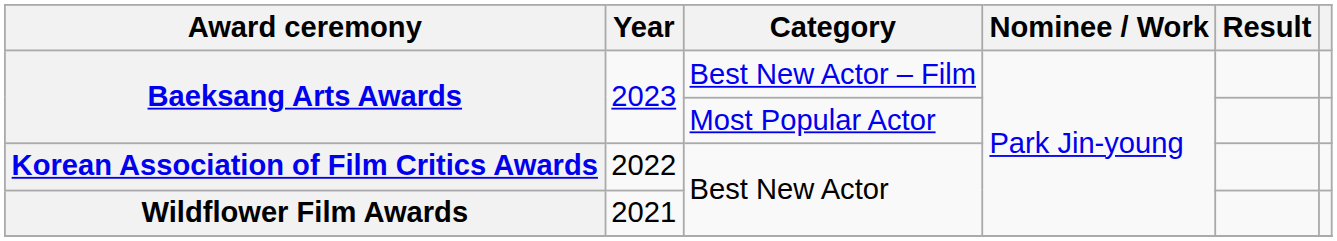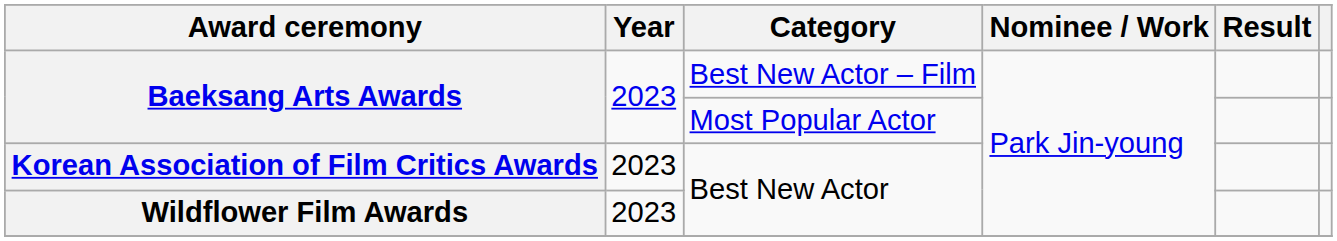(644, 166) 2022 -> (644, 166) 2023
(644, 212) 2021 -> (644, 212) 2023
